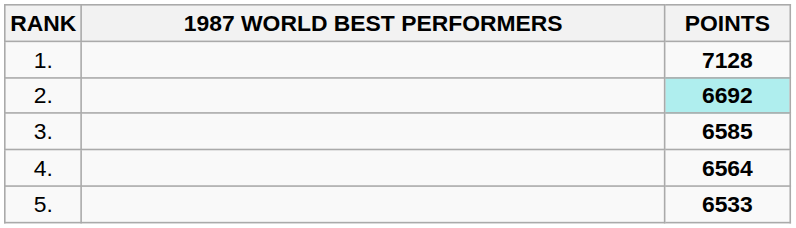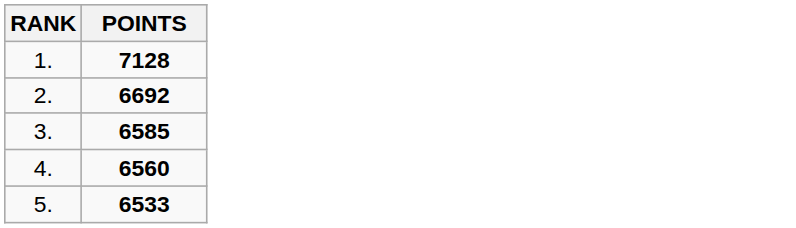- column: (373, 23)
(727, 96) paleturquoise background -> (144, 96) no background
(727, 168) 6564 -> (144, 168) 6560
